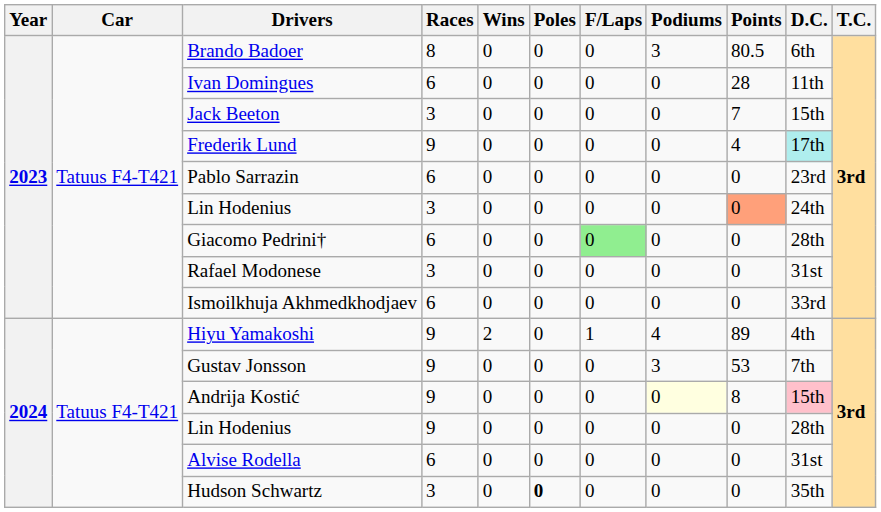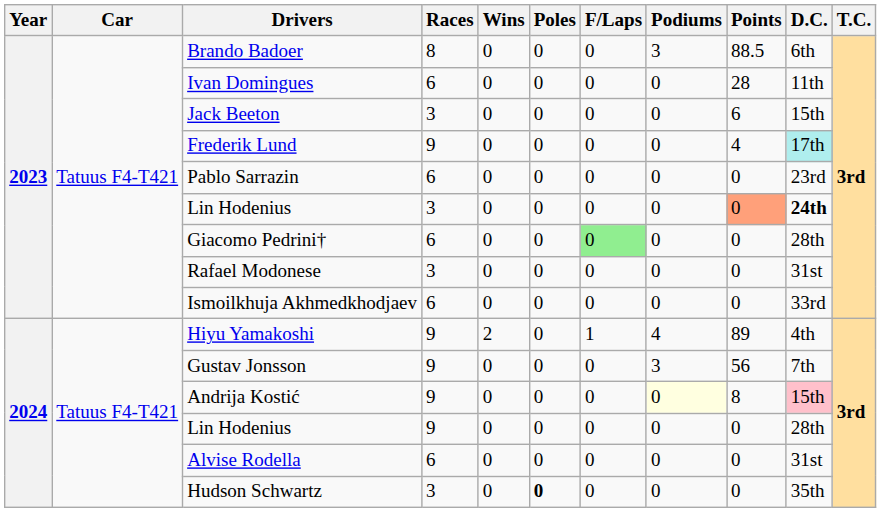(748, 51) 80.5 -> (748, 51) 88.5
(736, 114) 7 -> (736, 114) 6
(808, 208) normal -> (809, 208) bold
(740, 365) 53 -> (740, 365) 56
